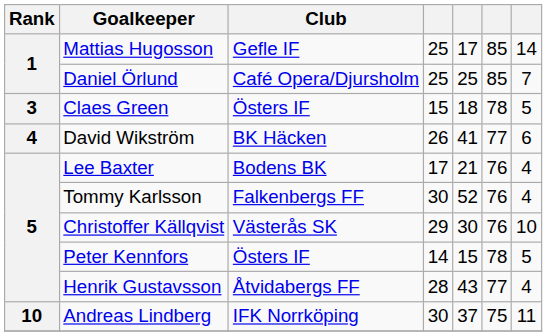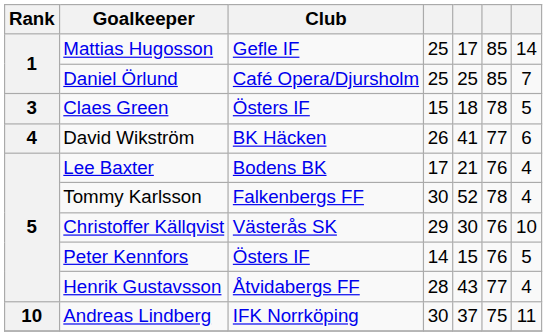(497, 197) 76 -> (497, 197) 78
(497, 256) 78 -> (497, 256) 76
